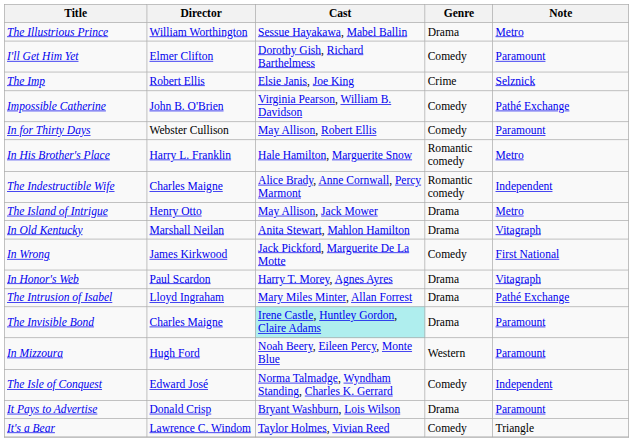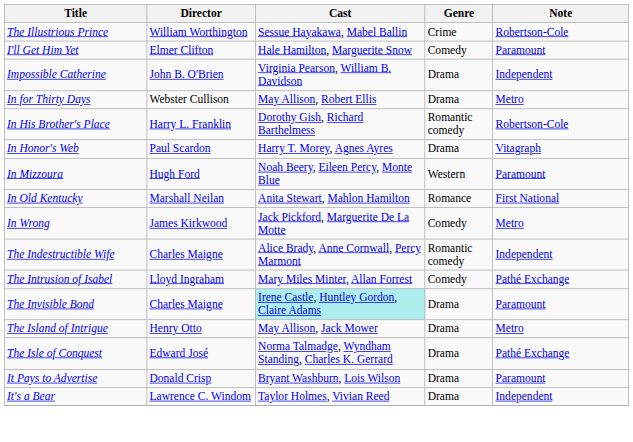(443, 31) Drama -> (442, 31) Crime
(510, 31) Metro -> (532, 31) Robertson-Cole
(311, 56) Dorothy Gish, Richard Barthelmess -> (335, 50) Hale Hamilton, Marguerite Snow
- row: (26, 81)
(447, 106) Comedy -> (443, 74) Drama
(532, 106) Pathé Exchange -> (524, 74) Independent
(447, 130) Comedy -> (443, 99) Drama
(520, 130) Paramount -> (510, 99) Metro
(335, 155) Hale Hamilton, Marguerite Snow -> (311, 124) Dorothy Gish, Richard Barthelmess
(510, 155) Metro -> (532, 124) Robertson-Cole
rows swapped: (43, 279) <-> (61, 186)
rows swapped: (35, 353) <-> (57, 211)
(443, 229) Drama -> (449, 198) Romance
(518, 229) Vitagraph -> (527, 198) First National
(527, 254) First National -> (510, 223) Metro
(443, 297) Drama -> (447, 279) Comedy
(447, 384) Comedy -> (443, 353) Drama
(524, 384) Independent -> (532, 353) Pathé Exchange
(447, 427) Comedy -> (443, 396) Drama
(515, 427) Triangle -> (524, 396) Independent
